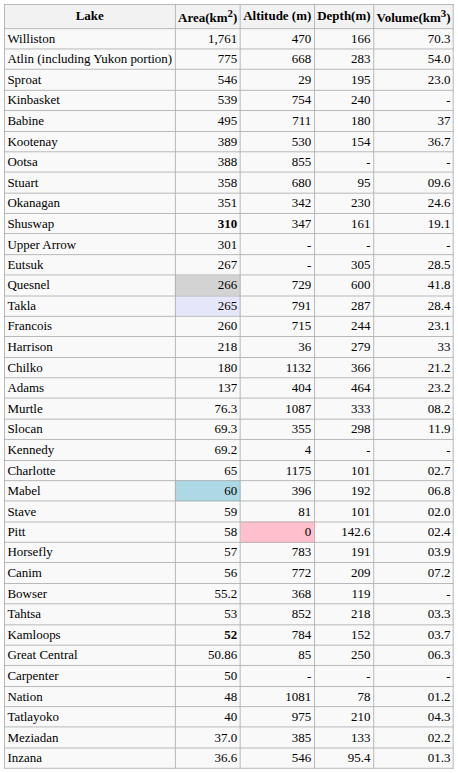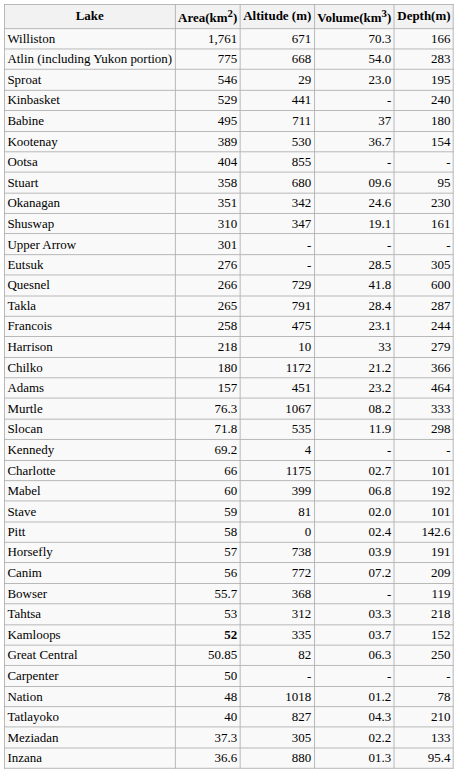columns swapped: (344, 16) <-> (414, 16)
(302, 38) 470 -> (302, 38) 671
(228, 100) 539 -> (228, 100) 529
(302, 100) 754 -> (302, 100) 441
(228, 162) 388 -> (228, 162) 404
(228, 223) bold -> (228, 223) normal
(228, 264) 267 -> (228, 264) 276
(228, 285) lightgrey background -> (228, 285) no background
(228, 306) lavender background -> (228, 306) no background
(228, 326) 260 -> (228, 326) 258
(302, 326) 715 -> (302, 326) 475
(305, 347) 36 -> (305, 347) 10
(299, 367) 1132 -> (299, 367) 1172
(228, 388) 137 -> (228, 388) 157
(302, 388) 404 -> (302, 388) 451
(298, 408) 1087 -> (298, 408) 1067
(226, 429) 69.3 -> (226, 429) 71.8
(302, 429) 355 -> (302, 429) 535
(231, 470) 65 -> (231, 470) 66
(231, 491) lightblue background -> (231, 491) no background
(302, 491) 396 -> (302, 491) 399
(308, 532) pink background -> (308, 532) no background
(302, 552) 783 -> (302, 552) 738
(226, 593) 55.2 -> (226, 593) 55.7
(302, 614) 852 -> (302, 614) 312
(302, 634) 784 -> (302, 634) 335
(223, 655) 50.86 -> (223, 655) 50.85
(305, 655) 85 -> (305, 655) 82
(298, 696) 1081 -> (298, 696) 1018
(302, 717) 975 -> (302, 717) 827
(226, 737) 37.0 -> (226, 737) 37.3
(302, 737) 385 -> (302, 737) 305
(302, 758) 546 -> (302, 758) 880
